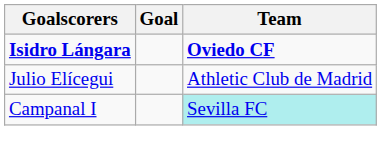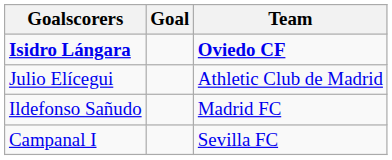+ row: (75, 109)
(227, 109) paleturquoise background -> (238, 139) no background
